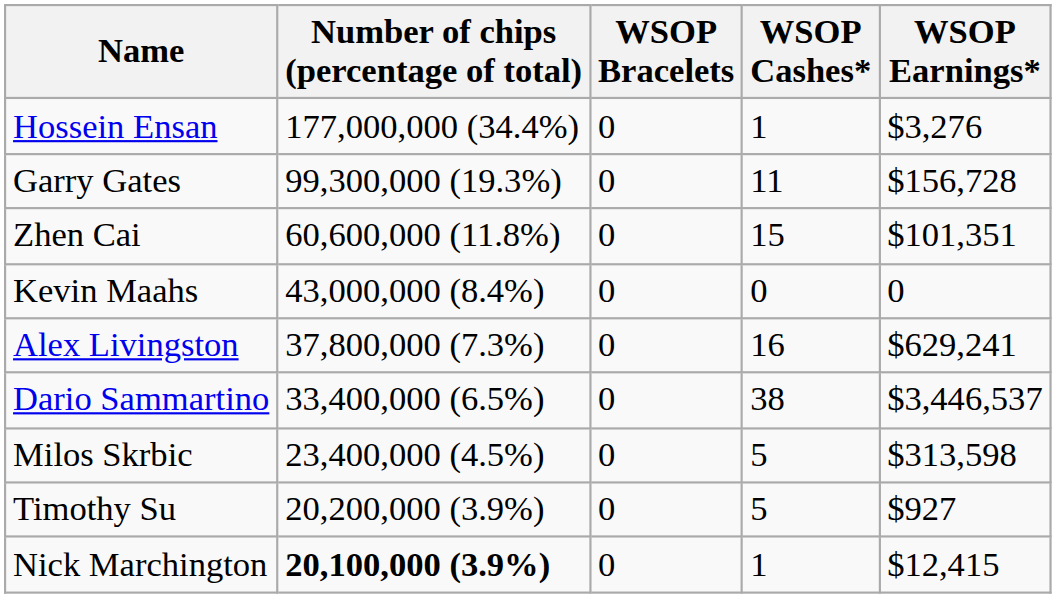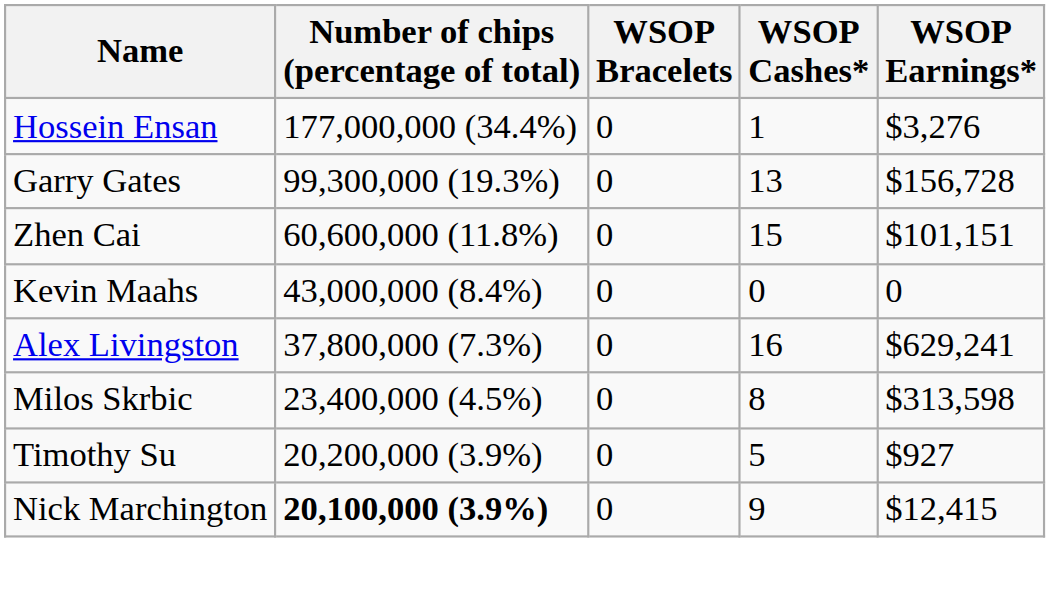(767, 180) 11 -> (766, 180) 13
(952, 235) $101,351 -> (950, 235) $101,151
- row: (141, 399)
(759, 454) 5 -> (757, 399) 8
(759, 564) 1 -> (757, 509) 9
